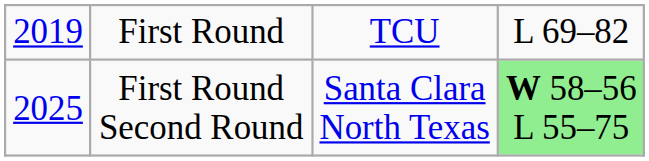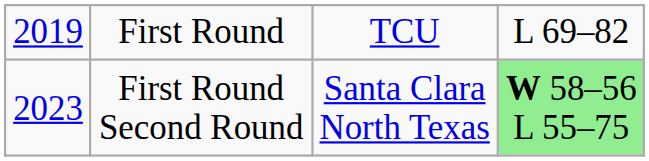(48, 107) 2025 -> (48, 107) 2023
